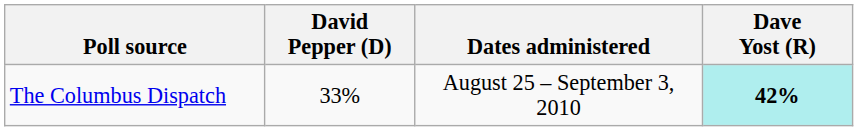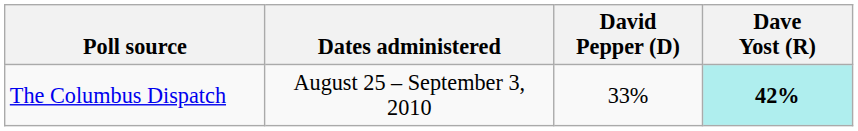columns swapped: (559, 47) <-> (340, 34)
